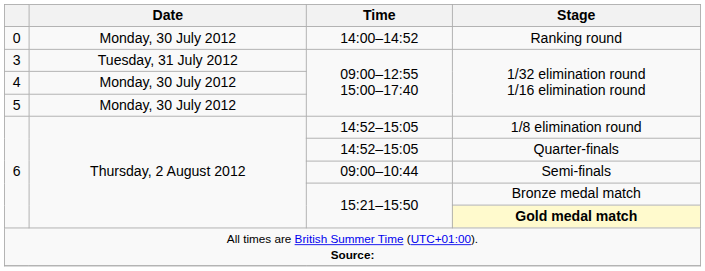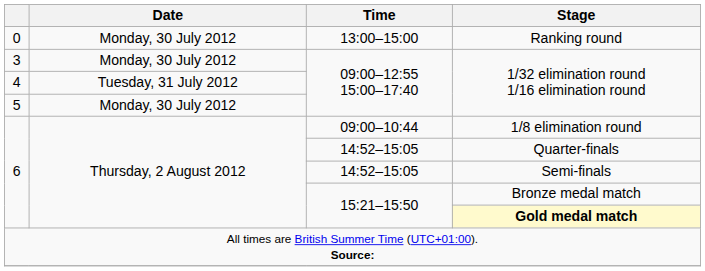(379, 37) 14:00–14:52 -> (379, 37) 13:00–15:00
(168, 60) Tuesday, 31 July 2012 -> (168, 60) Monday, 30 July 2012
(168, 82) Monday, 30 July 2012 -> (168, 82) Tuesday, 31 July 2012
(379, 127) 14:52–15:05 -> (379, 127) 09:00–10:44
(379, 171) 09:00–10:44 -> (379, 171) 14:52–15:05
